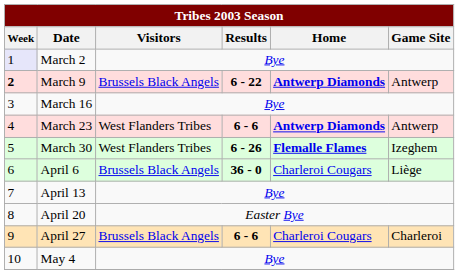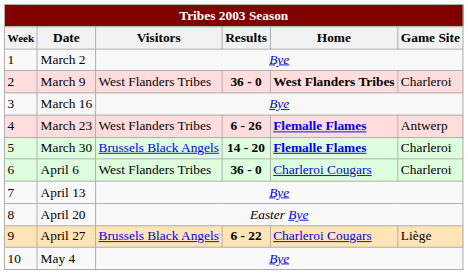(11, 60) lavender background -> (11, 60) no background
(11, 82) bold -> (11, 82) normal
(159, 82) Brussels Black Angels -> (155, 82) West Flanders Tribes
(246, 82) 6 - 22 -> (246, 82) 36 - 0
(329, 82) Antwerp Diamonds -> (334, 82) West Flanders Tribes
(415, 82) Antwerp -> (426, 82) Charleroi
(246, 126) 6 - 6 -> (246, 126) 6 - 26
(329, 126) Antwerp Diamonds -> (320, 126) Flemalle Flames
(155, 148) West Flanders Tribes -> (159, 148) Brussels Black Angels
(246, 148) 6 - 26 -> (246, 148) 14 - 20
(414, 148) Izeghem -> (426, 148) Charleroi
(159, 170) Brussels Black Angels -> (155, 170) West Flanders Tribes
(407, 170) Liège -> (426, 170) Charleroi
(246, 236) 6 - 6 -> (246, 236) 6 - 22
(417, 236) Charleroi -> (416, 236) Liège
